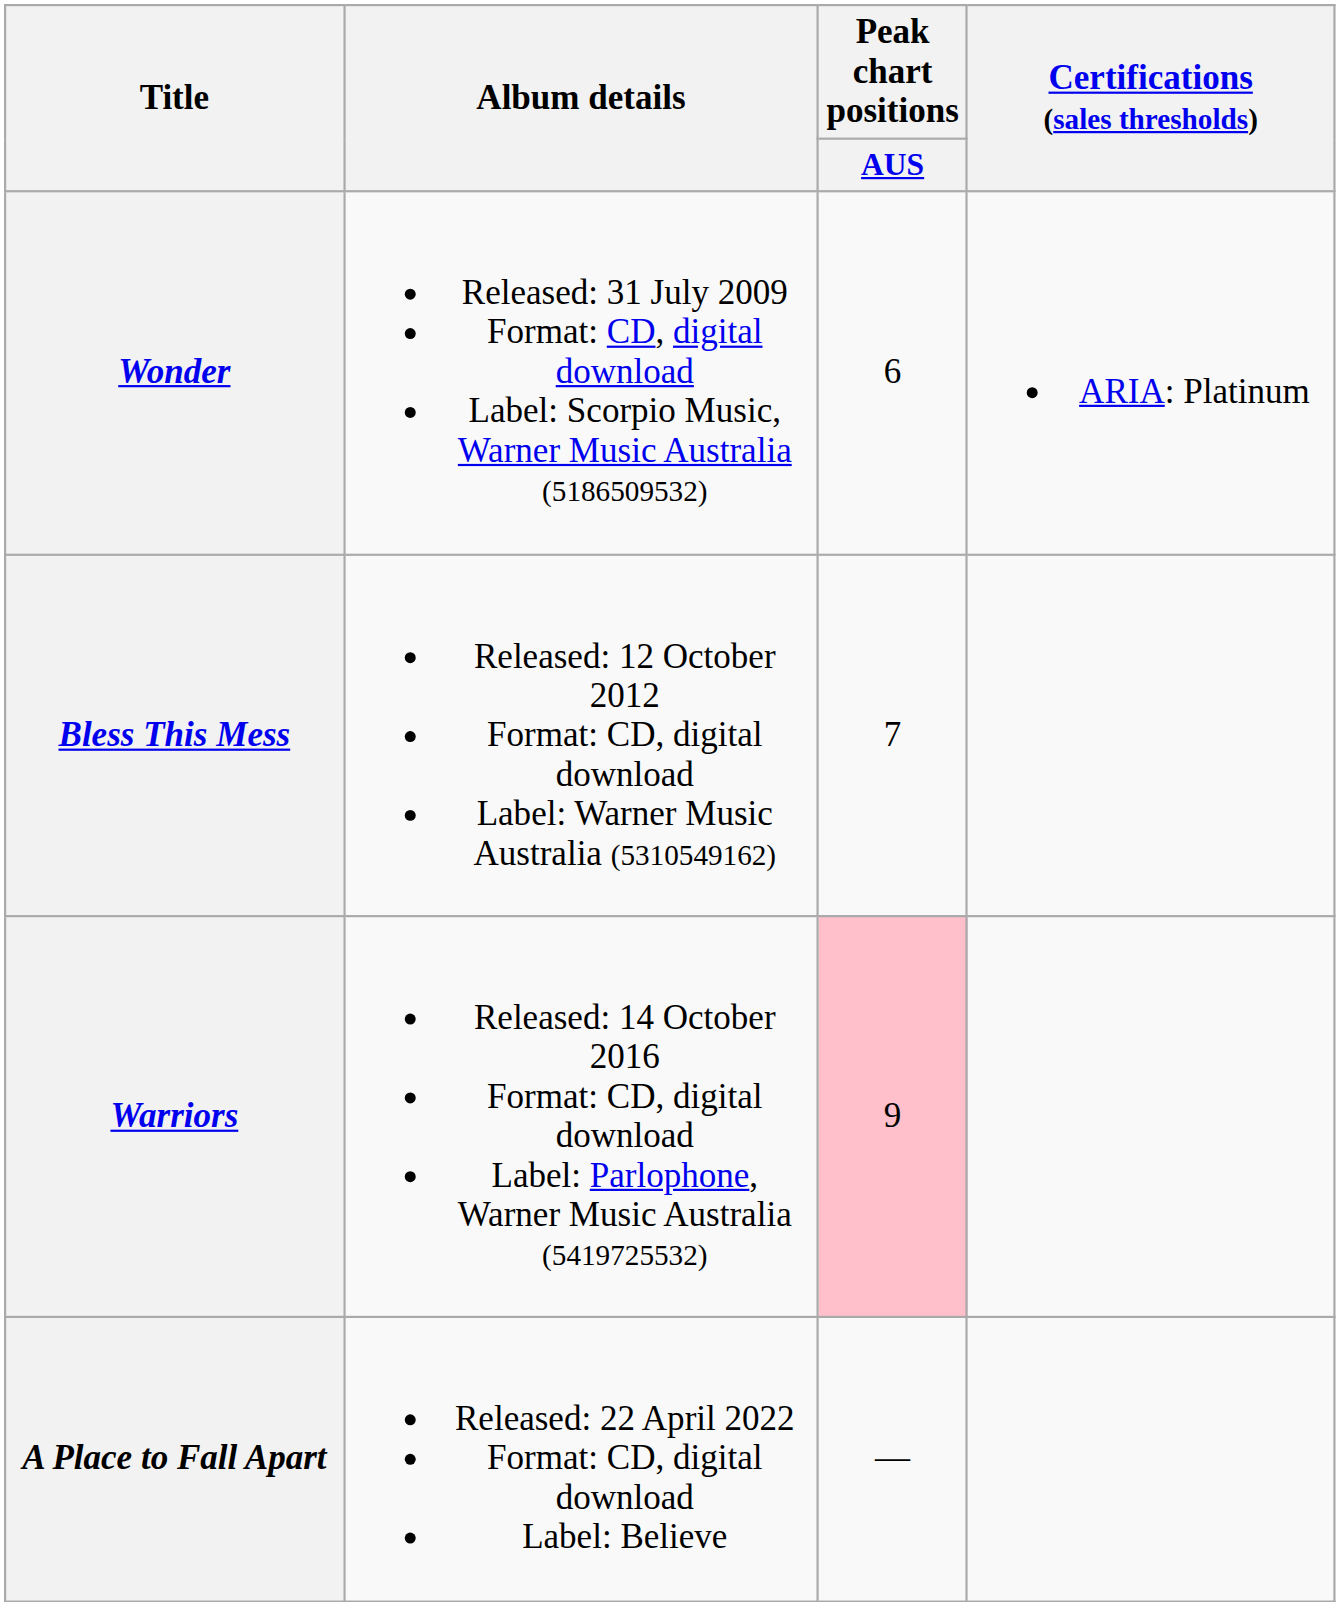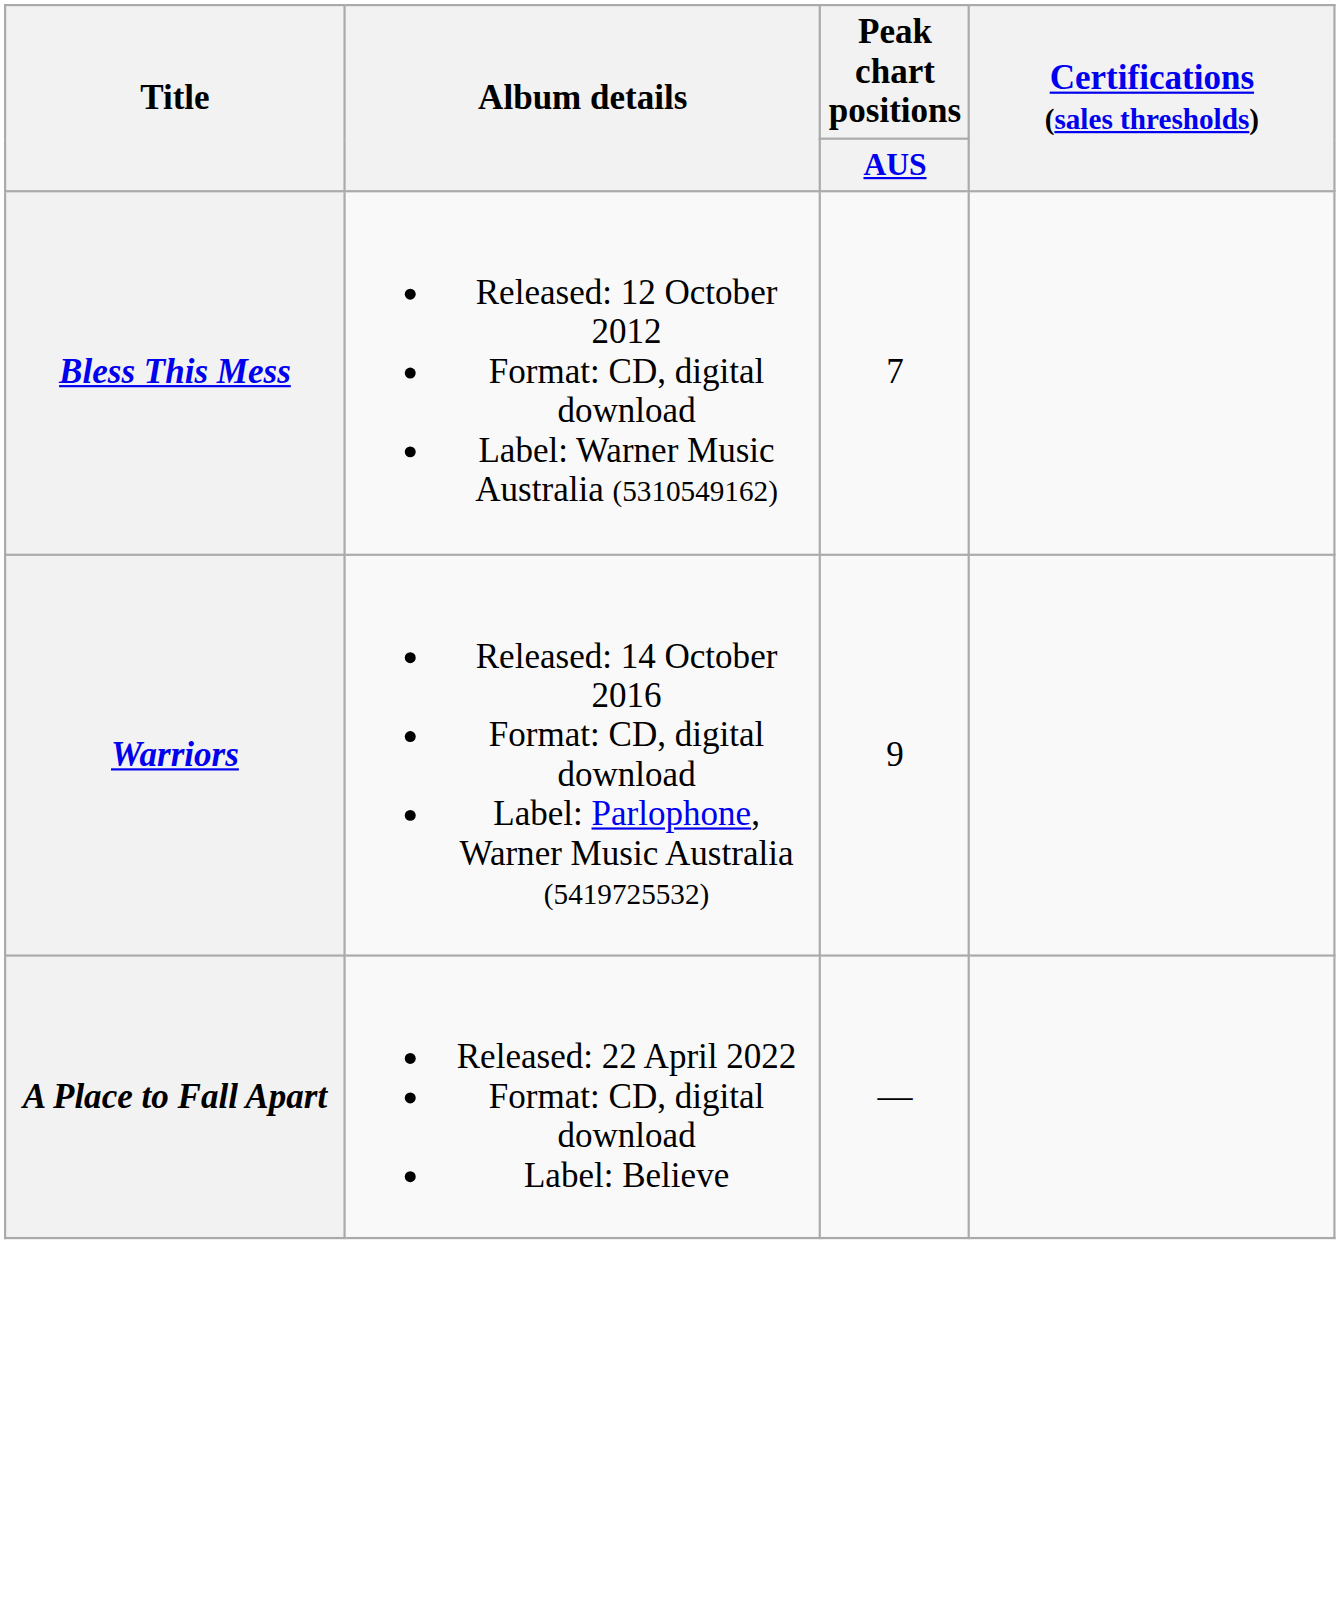- row: (174, 372)
(893, 1116) pink background -> (895, 753) no background
